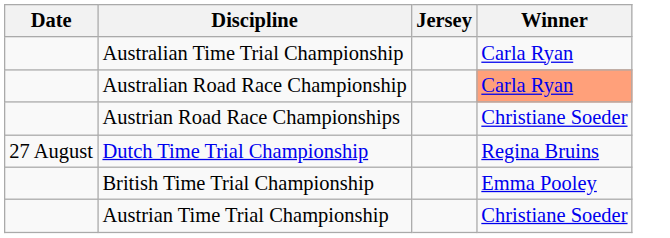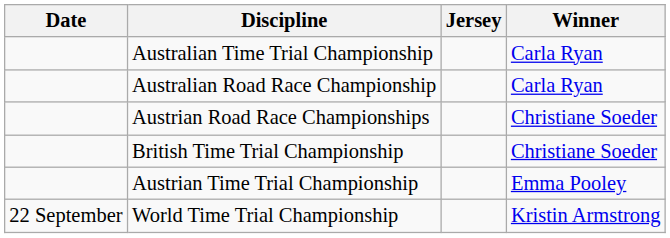(527, 85) lightsalmon background -> (557, 85) no background
- row: (235, 150)
(539, 183) Emma Pooley -> (584, 150) Christiane Soeder
(554, 215) Christiane Soeder -> (569, 183) Emma Pooley
+ row: (265, 215)
